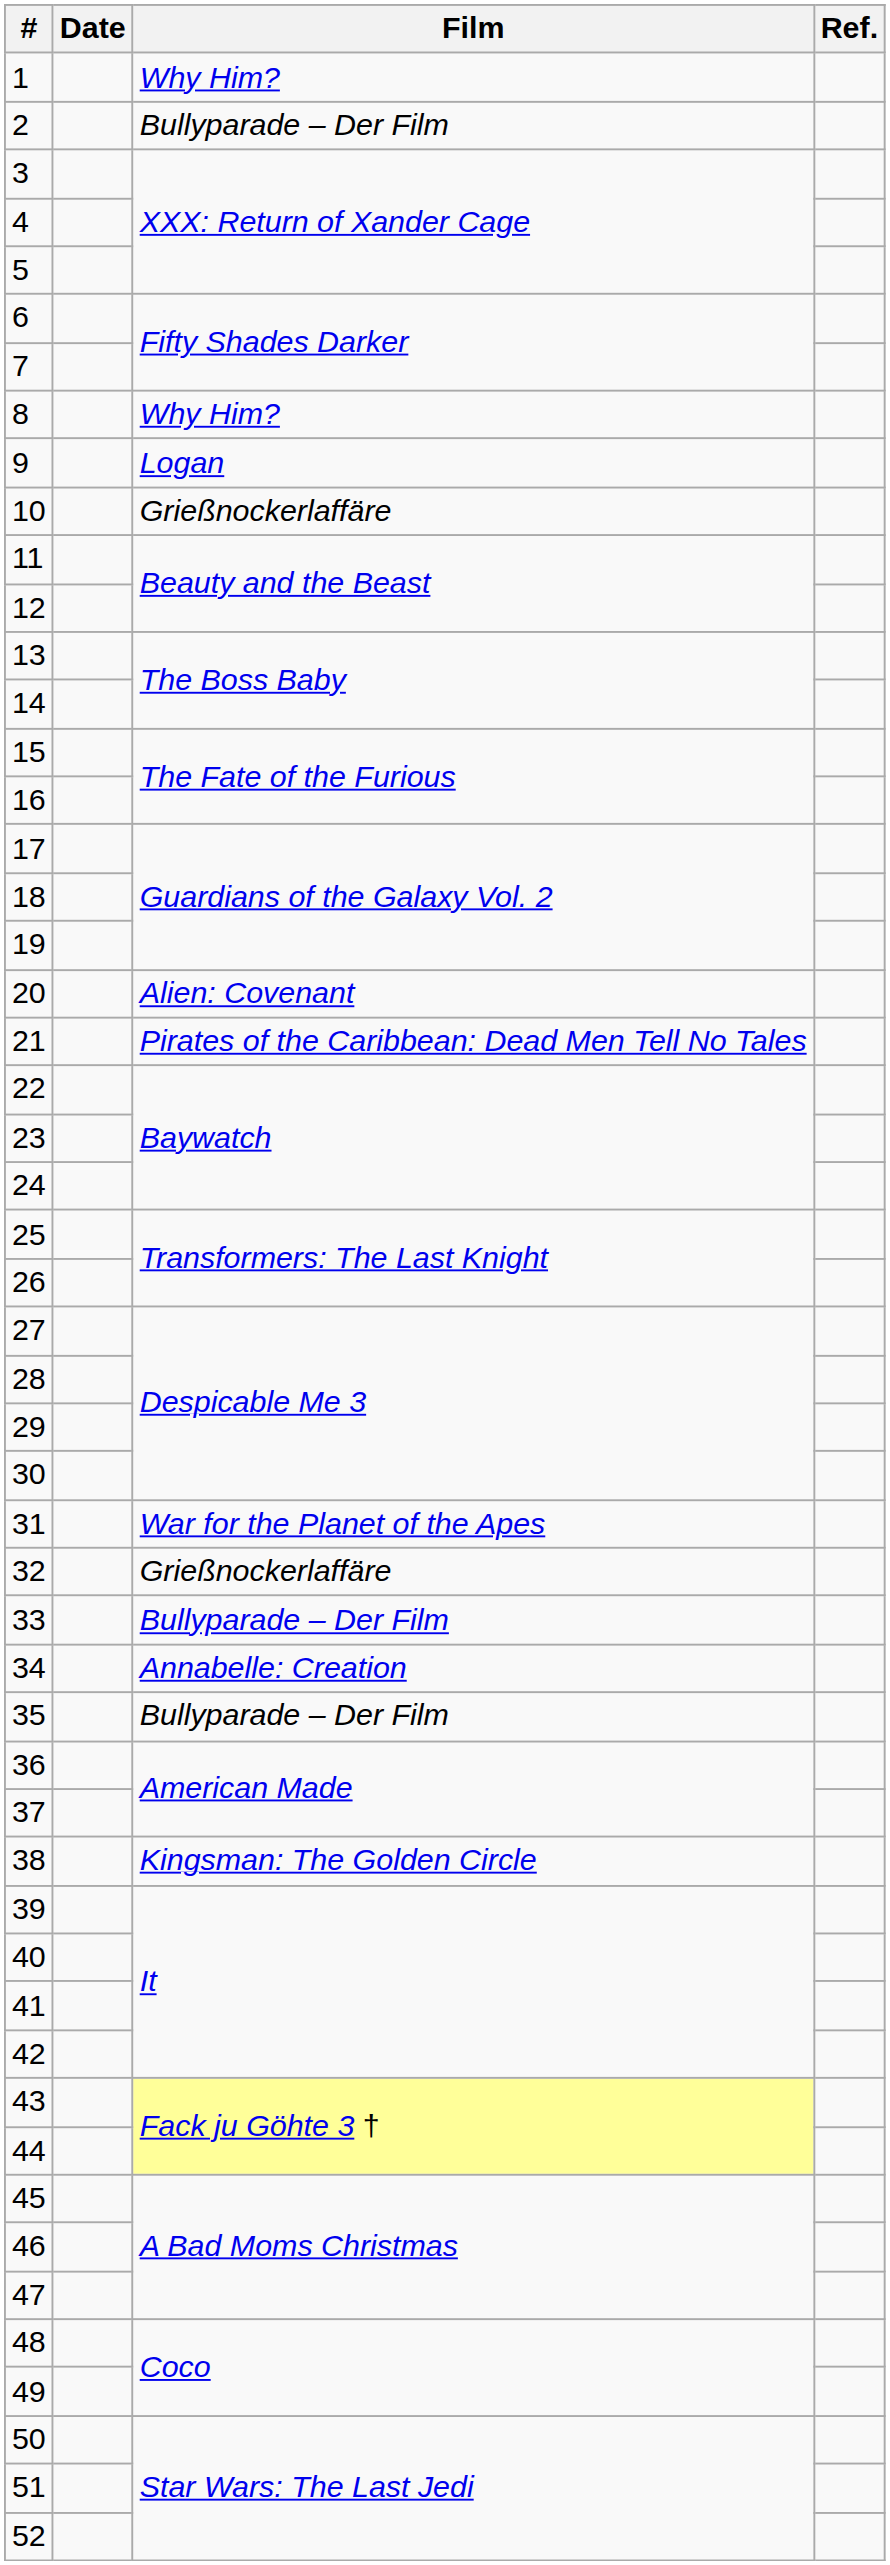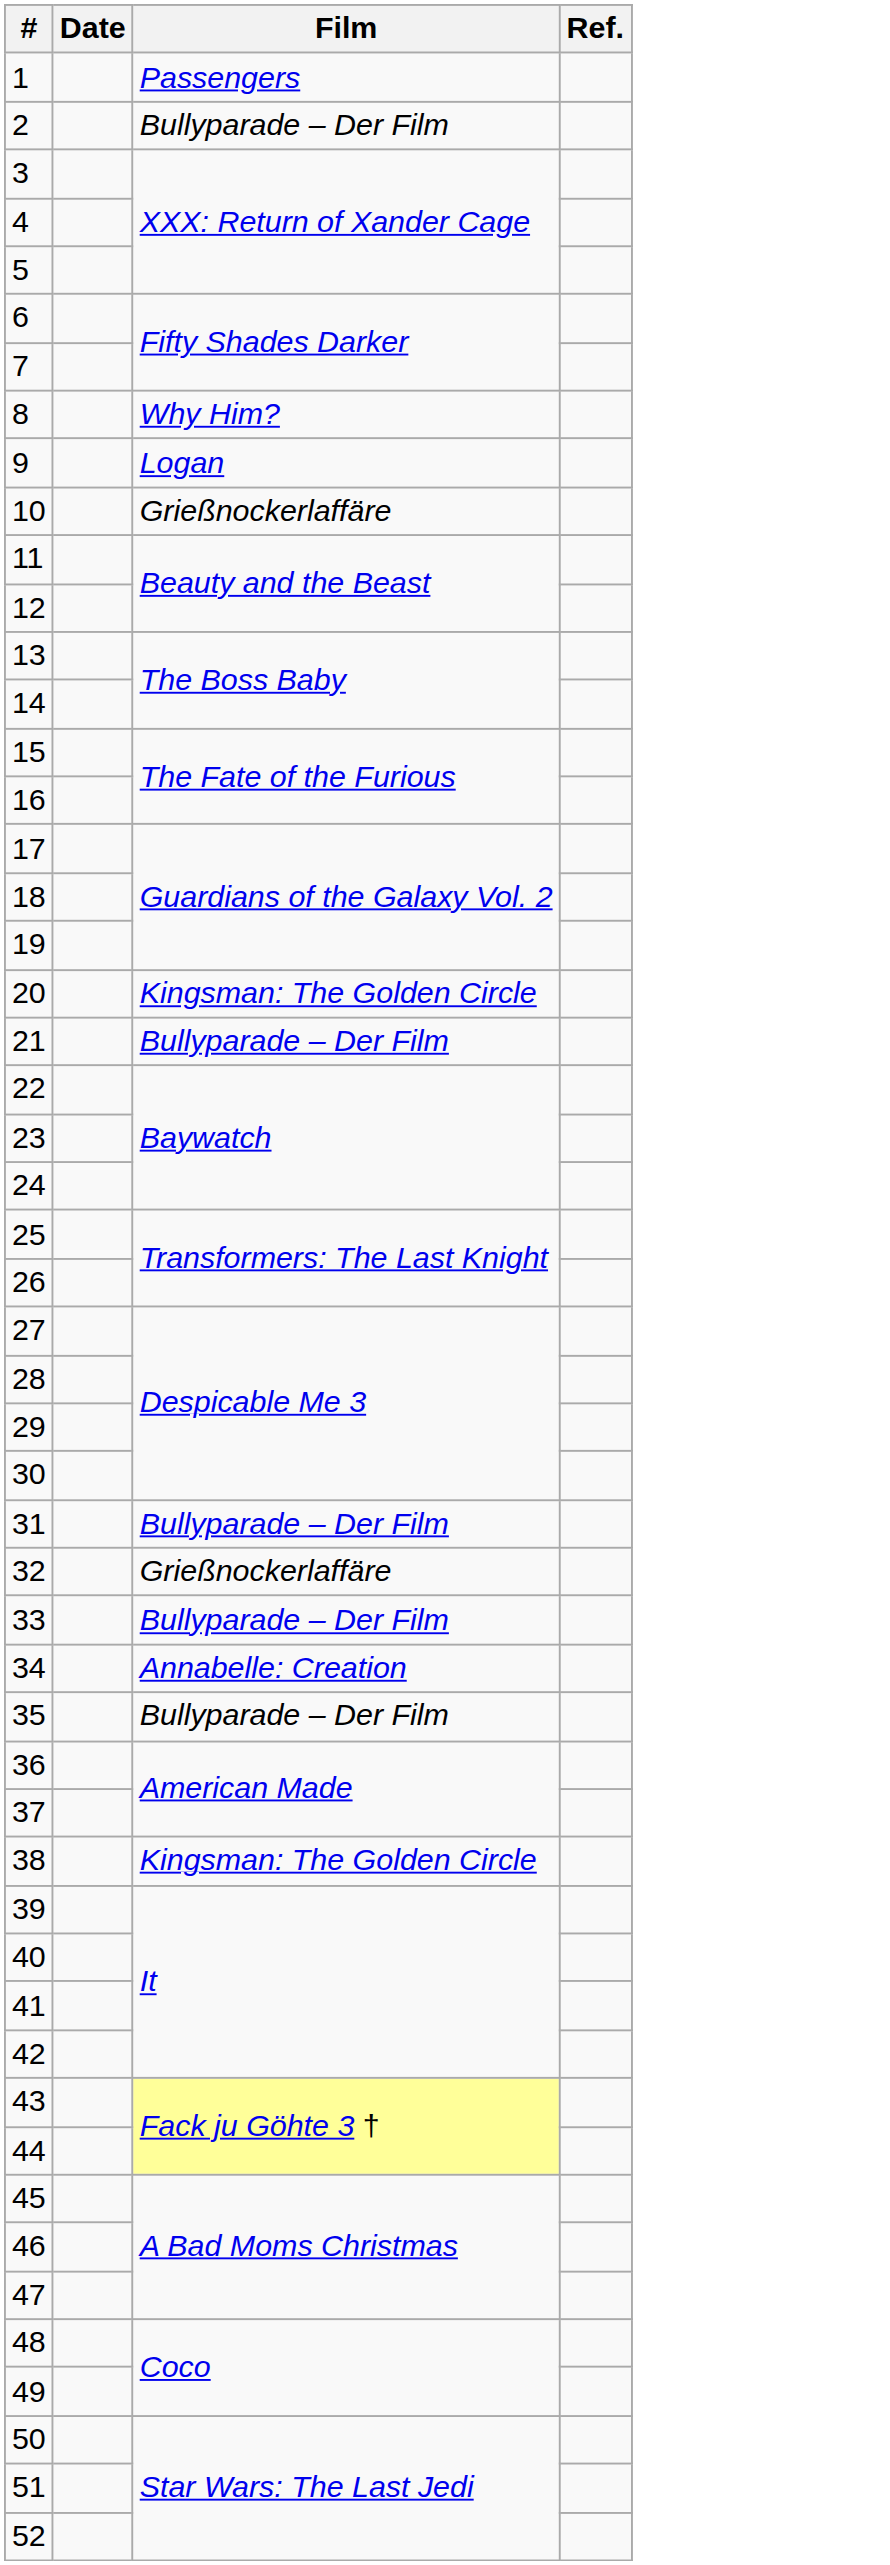(210, 76) Why Him? -> (220, 76) Passengers
(247, 992) Alien: Covenant -> (338, 992) Kingsman: The Golden Circle
(473, 1041) Pirates of the Caribbean: Dead Men Tell No Tales -> (294, 1041) Bullyparade – Der Film
(342, 1523) War for the Planet of the Apes -> (294, 1523) Bullyparade – Der Film
